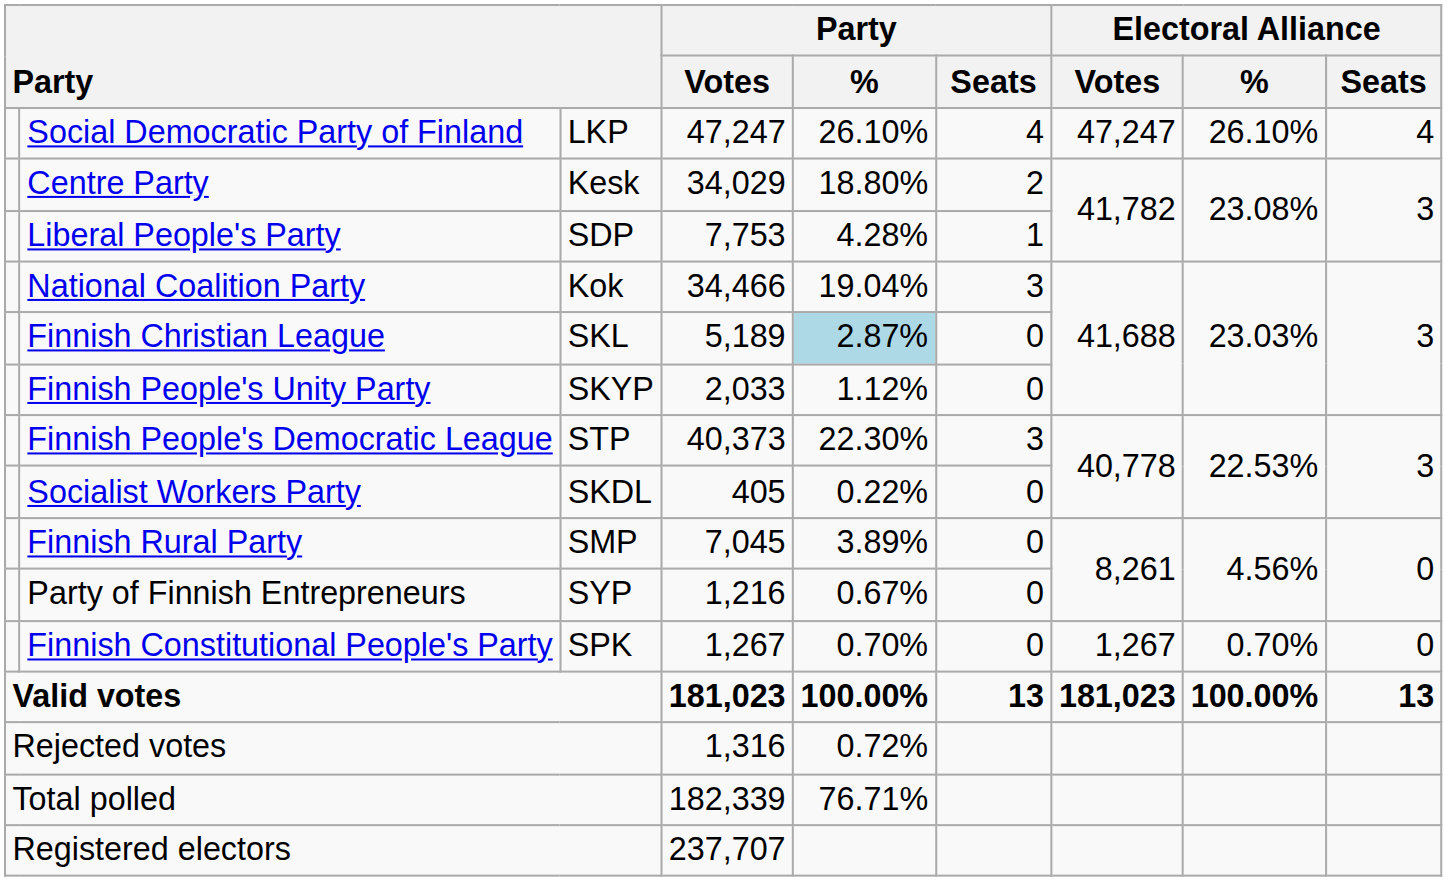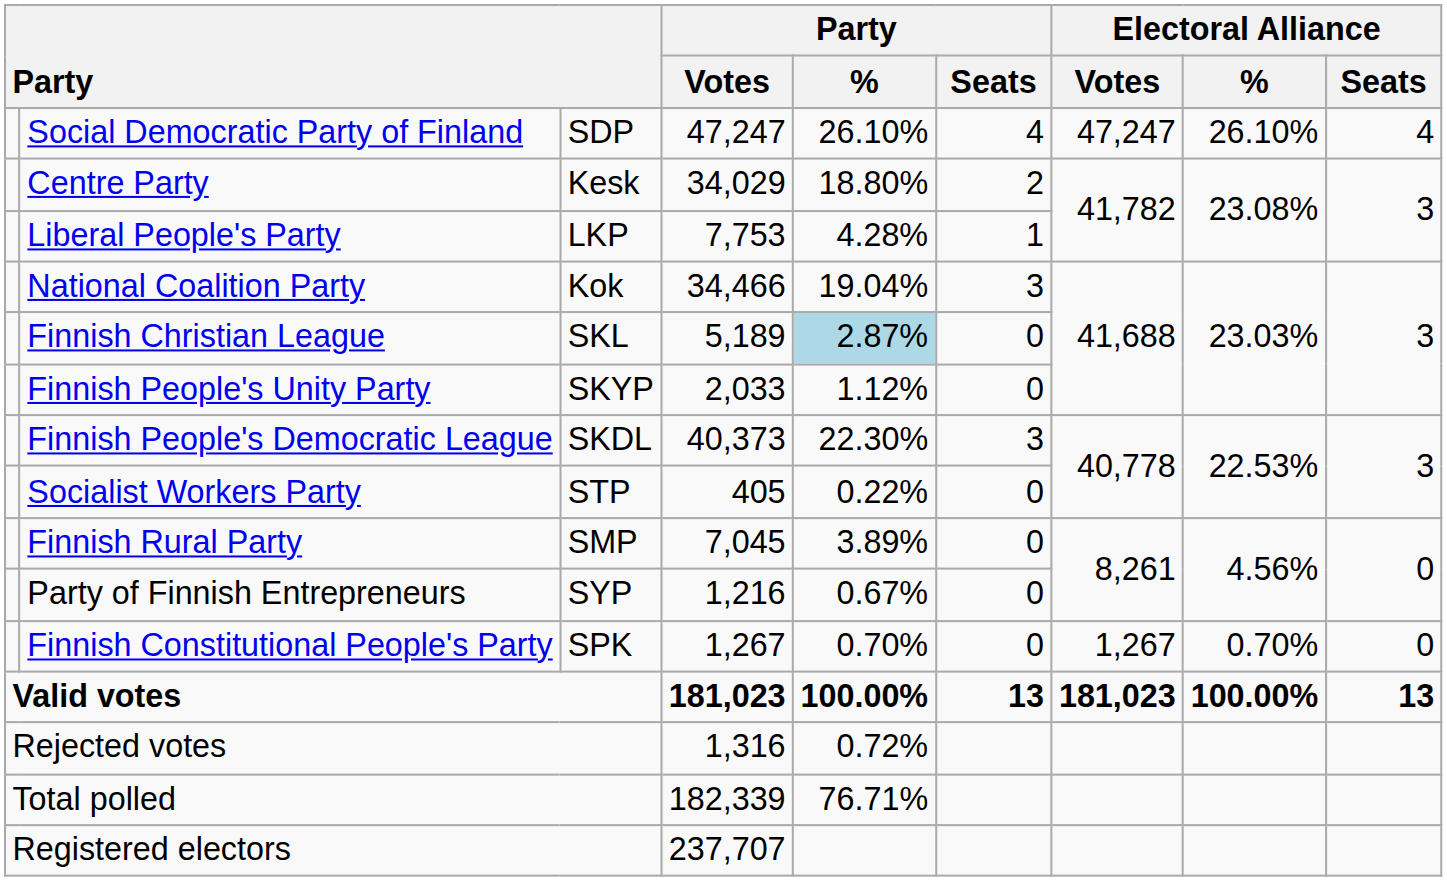(598, 132) LKP -> (601, 132) SDP
(601, 235) SDP -> (598, 235) LKP
(599, 440) STP -> (610, 440) SKDL
(610, 491) SKDL -> (599, 491) STP
